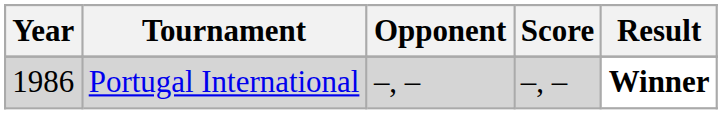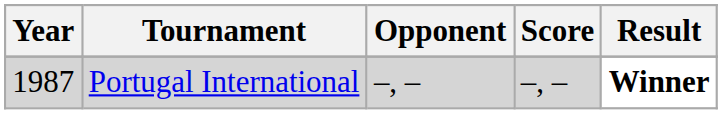(43, 81) 1986 -> (43, 81) 1987
